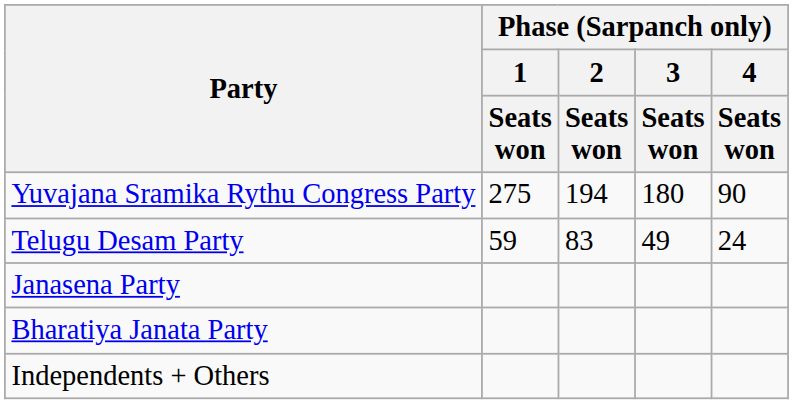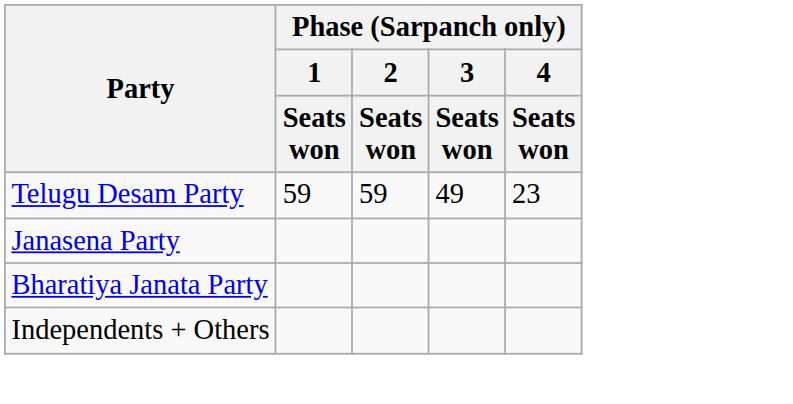- row: (243, 194)
(579, 239) 83 -> (373, 194) 59
(732, 239) 24 -> (526, 194) 23
